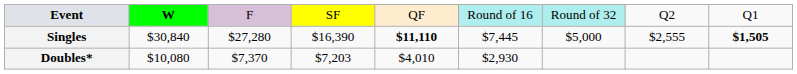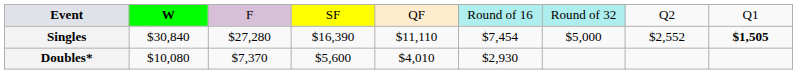(417, 37) bold -> (417, 37) normal
(500, 37) $7,445 -> (500, 37) $7,454
(667, 37) $2,555 -> (667, 37) $2,552
(333, 58) $7,203 -> (333, 58) $5,600
